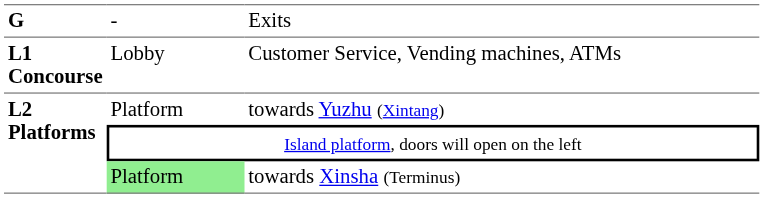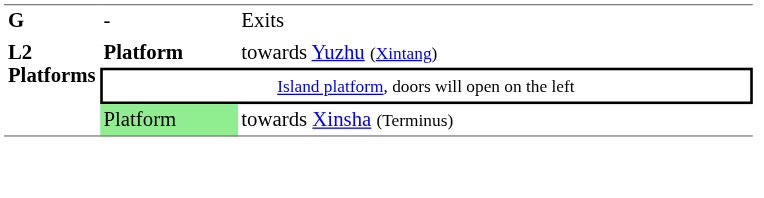- row: (435, 53)
(147, 109) normal -> (143, 51) bold
